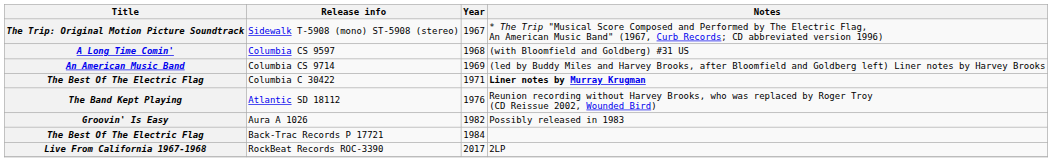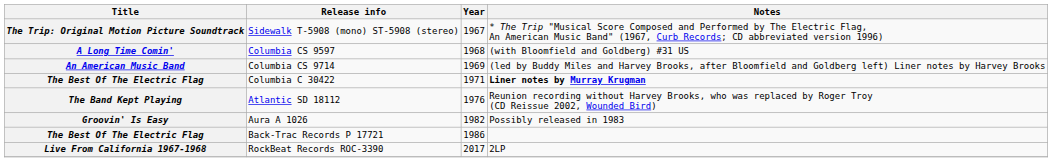(474, 135) 1984 -> (474, 135) 1986
